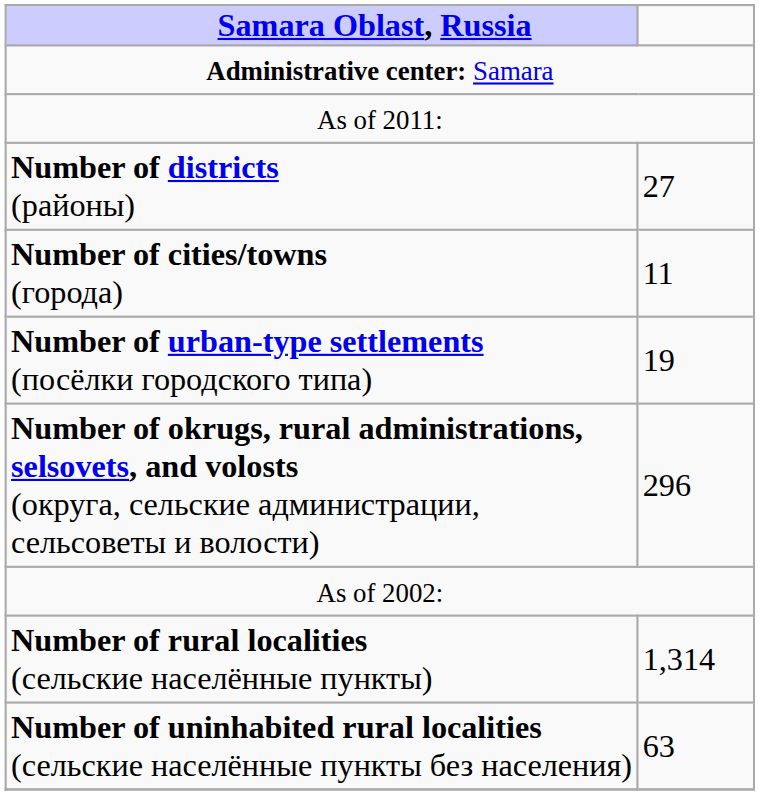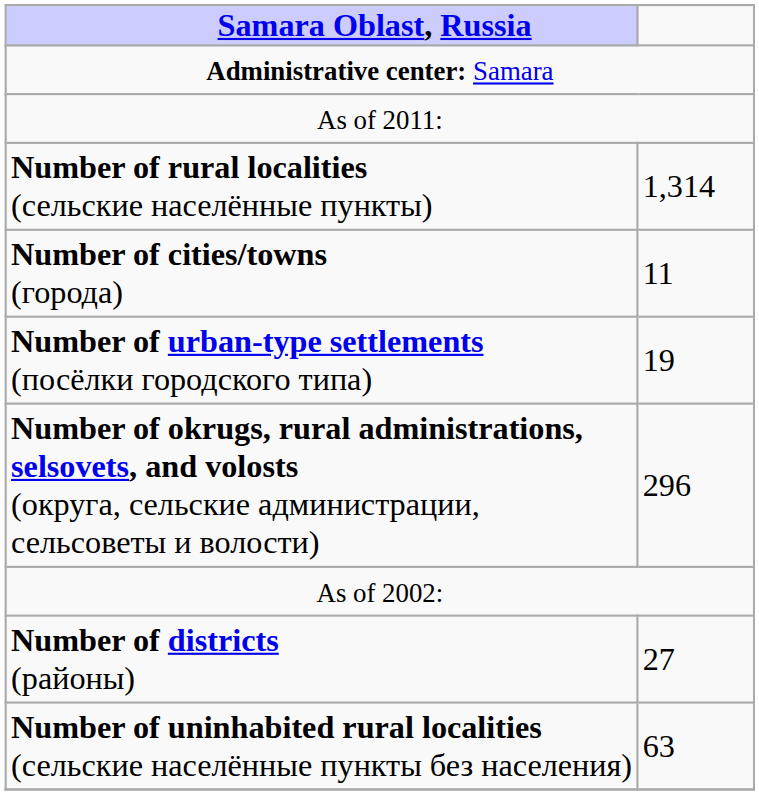rows swapped: (145, 185) <-> (222, 658)
